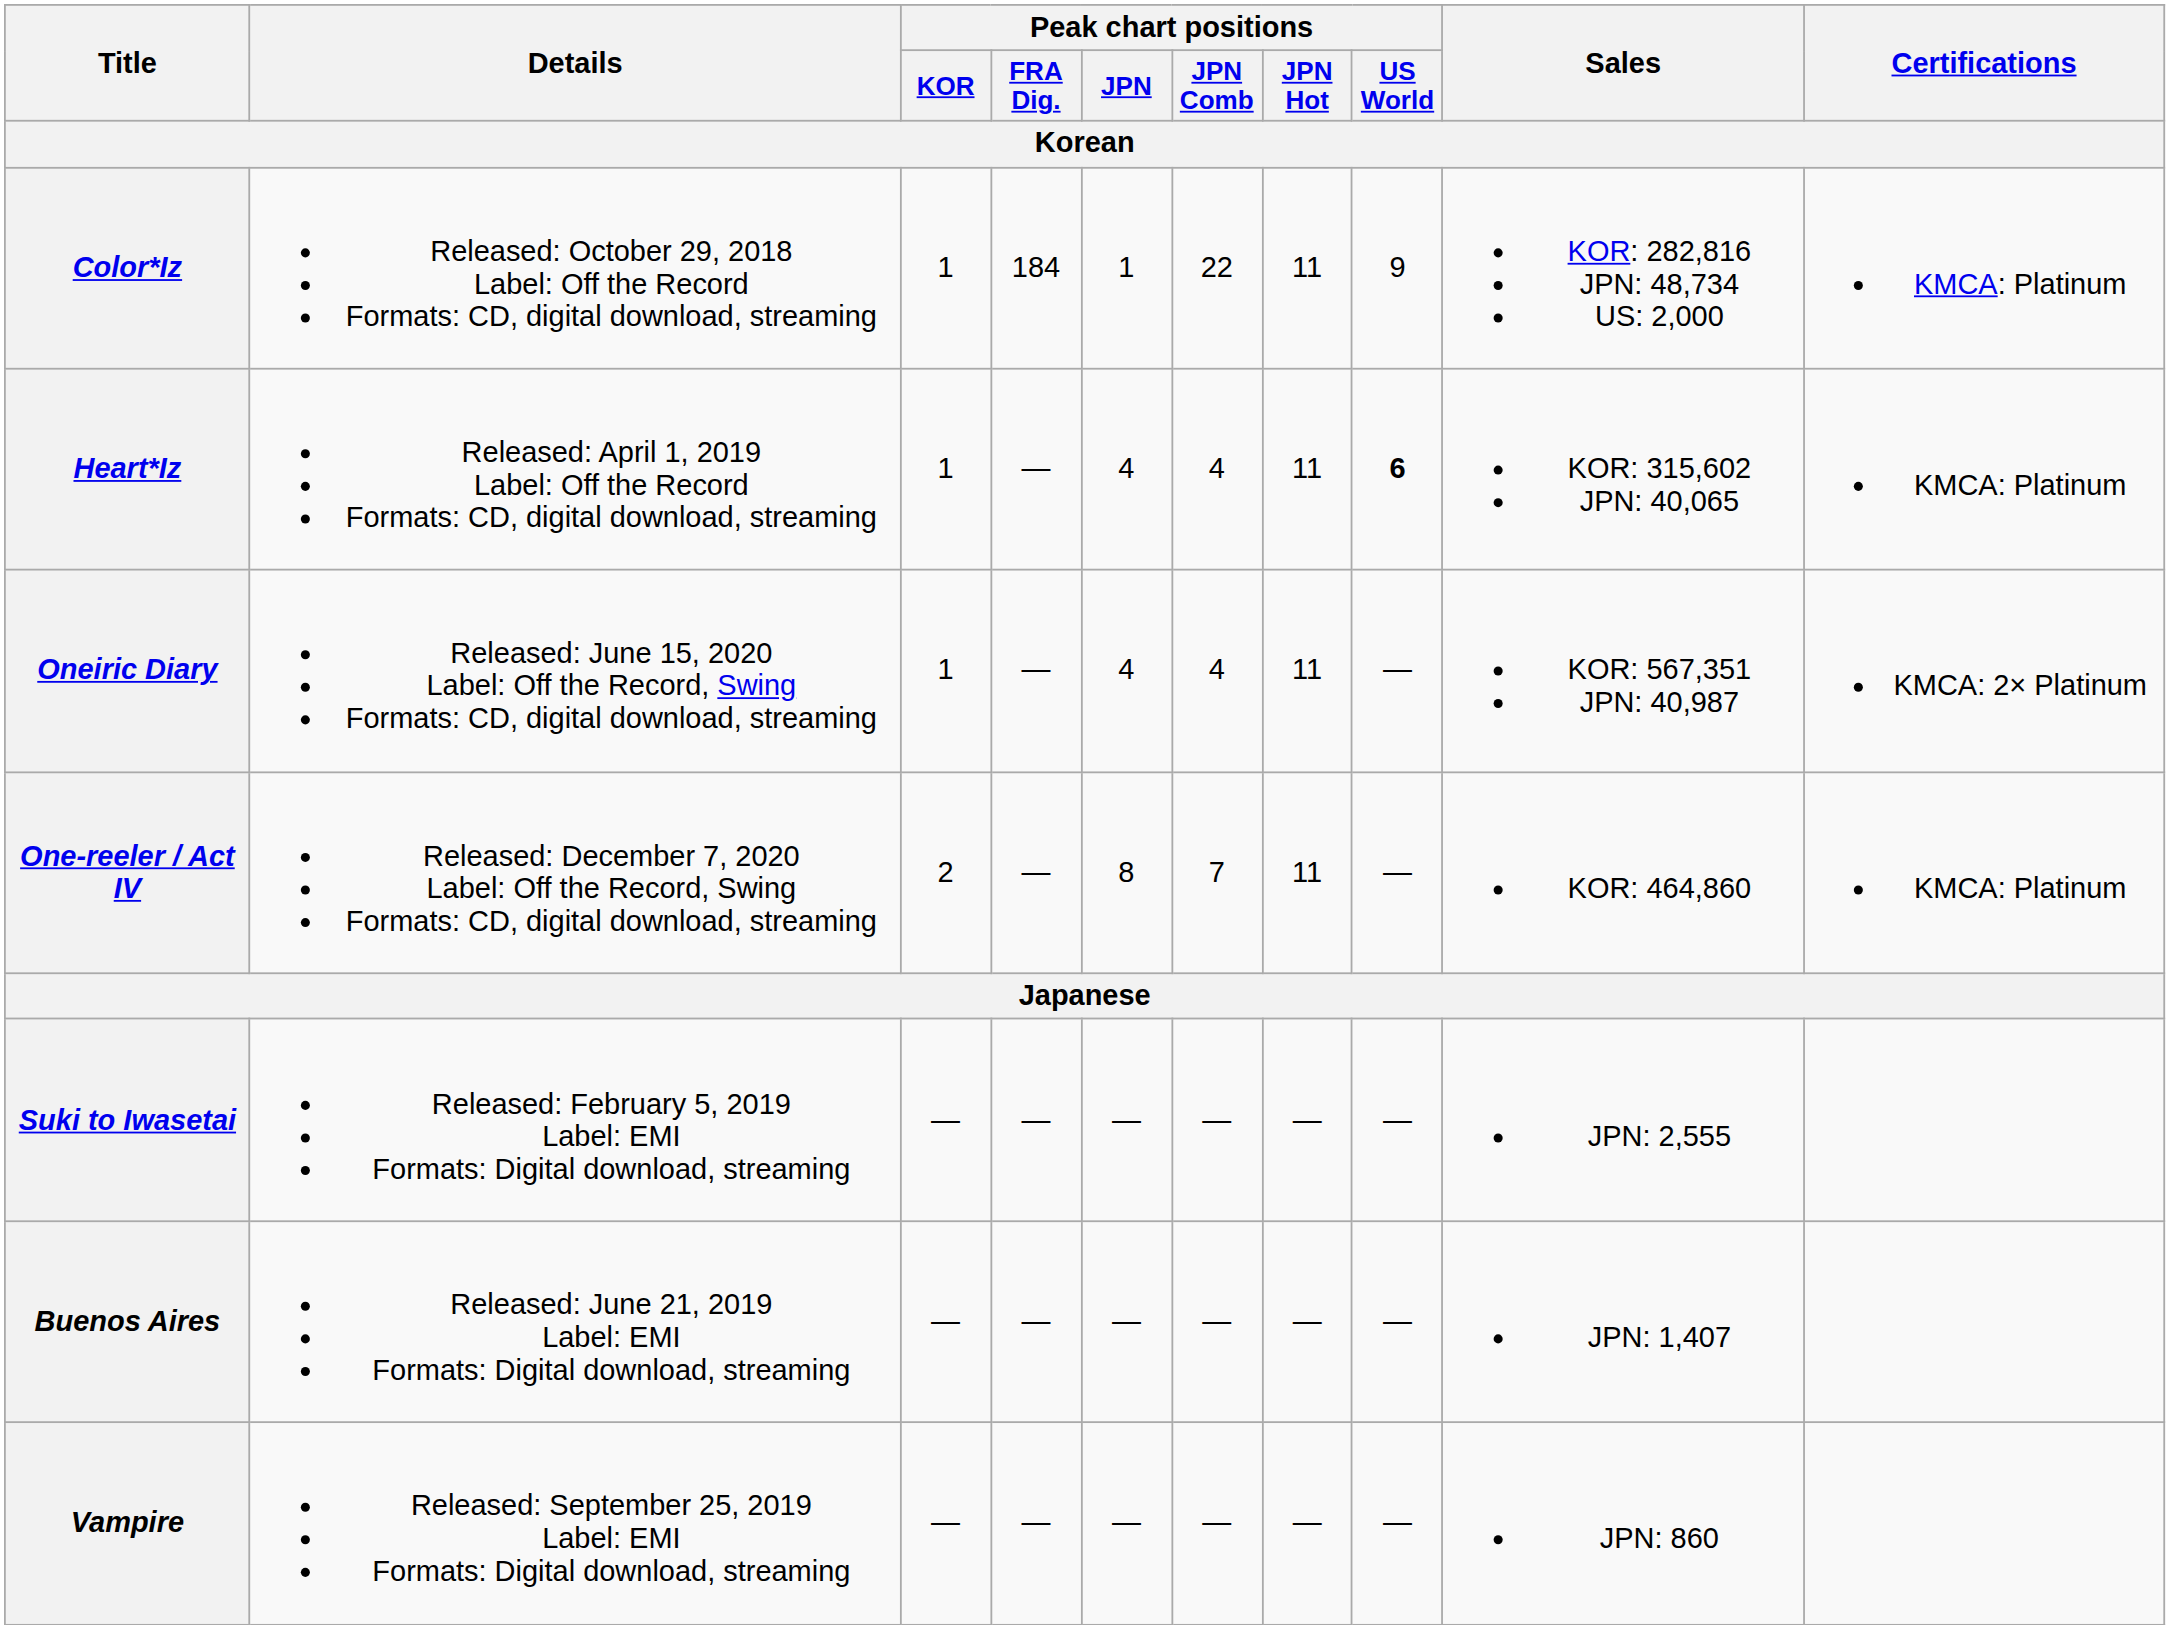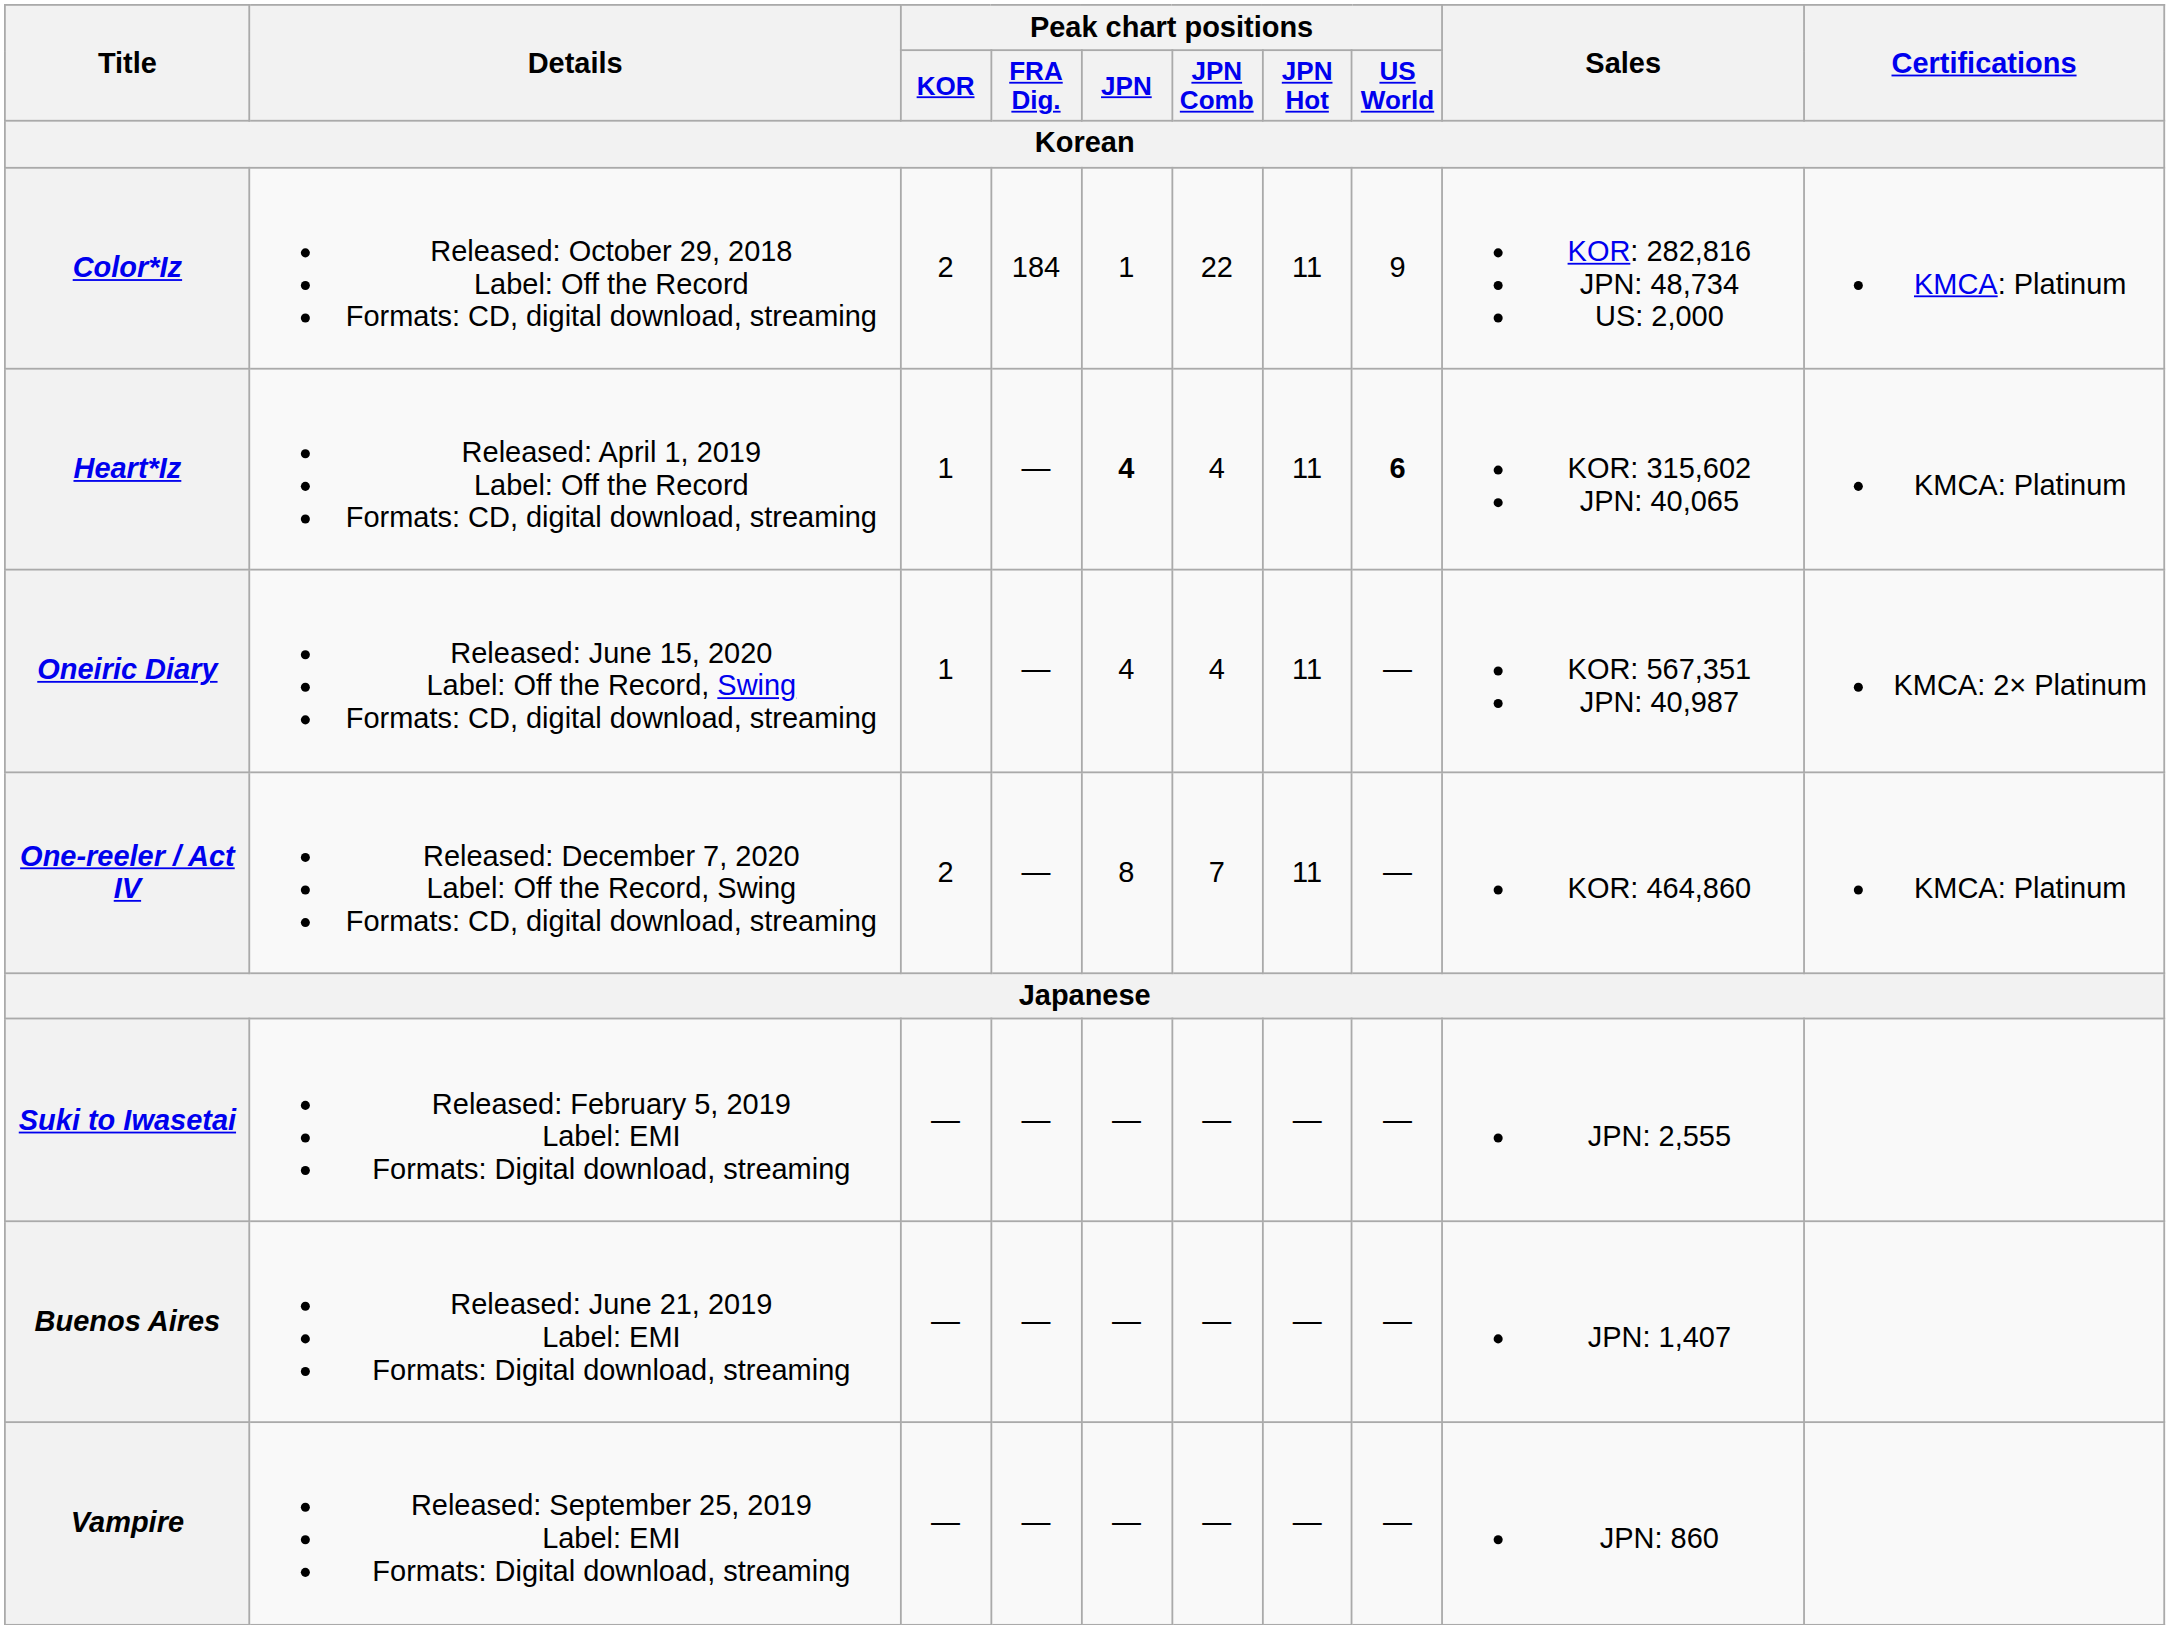(946, 267) 1 -> (946, 267) 2
(1126, 468) normal -> (1126, 468) bold
